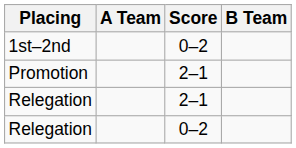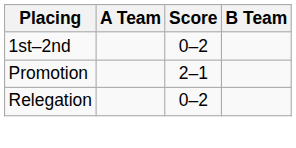- row: (50, 101)
